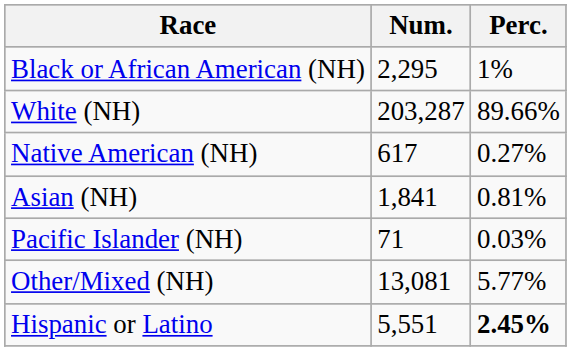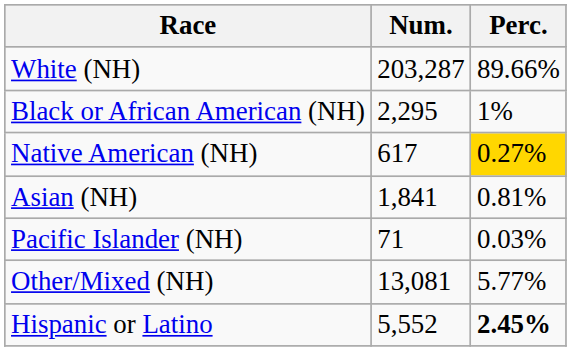rows swapped: (76, 111) <-> (188, 68)
(512, 153) no background -> (512, 153) gold background
(407, 324) 5,551 -> (407, 324) 5,552
